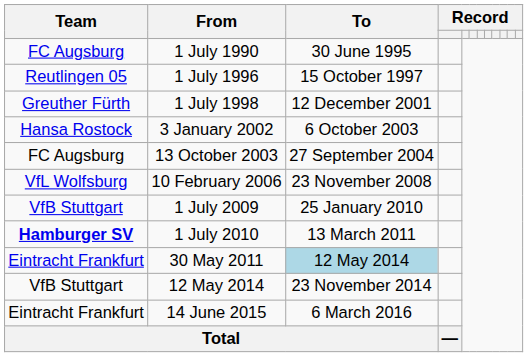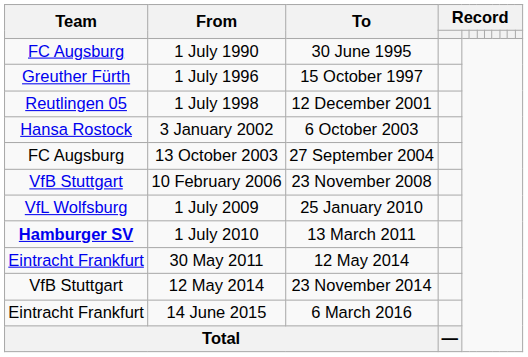(76, 77) Reutlingen 05 -> (76, 77) Greuther Fürth
(76, 103) Greuther Fürth -> (76, 103) Reutlingen 05
(76, 181) VfL Wolfsburg -> (76, 181) VfB Stuttgart
(76, 208) VfB Stuttgart -> (76, 208) VfL Wolfsburg
(362, 260) lightblue background -> (362, 260) no background
